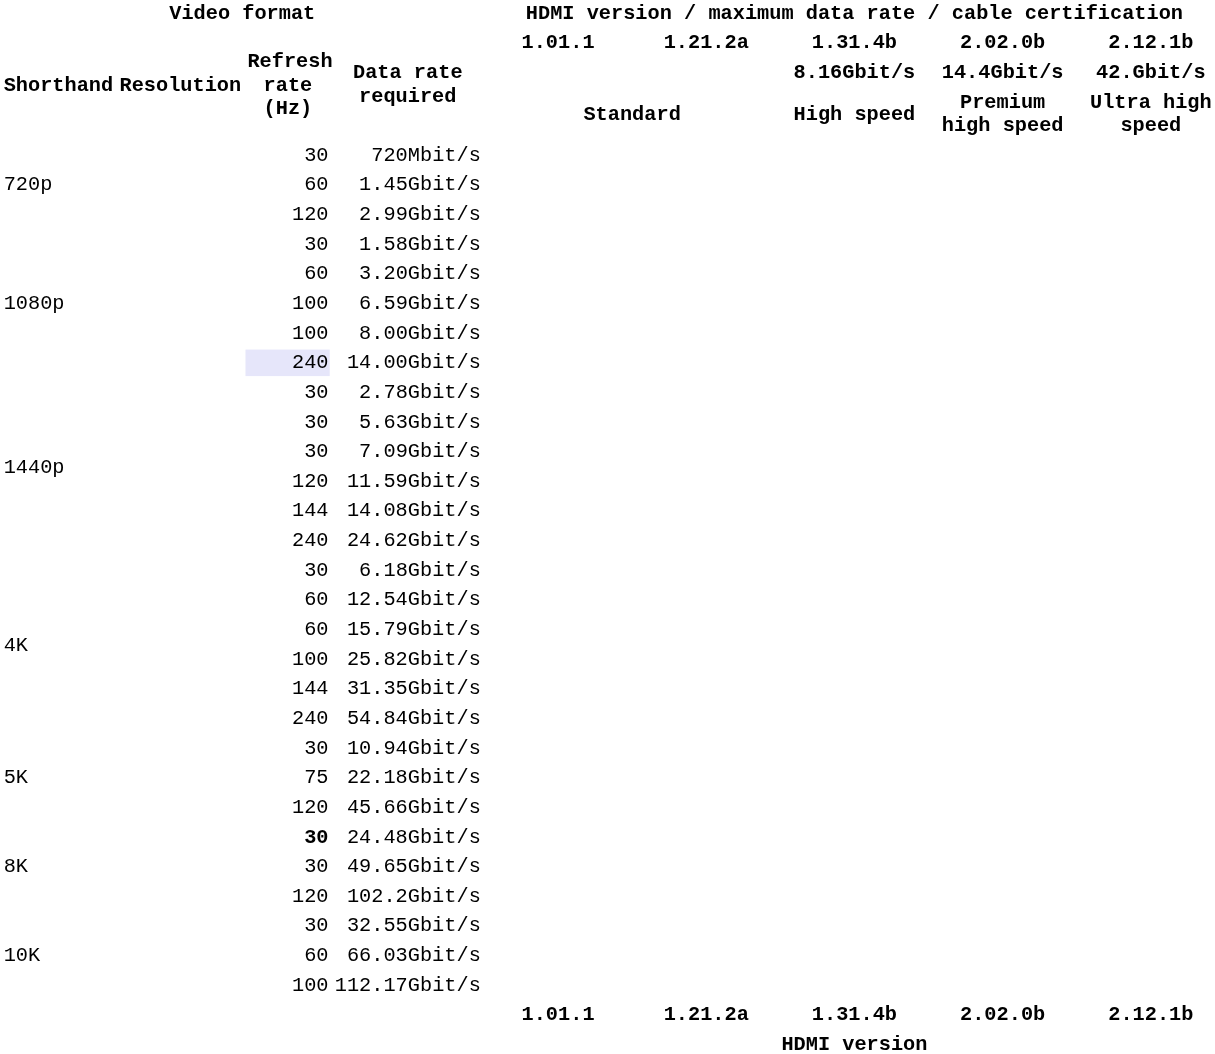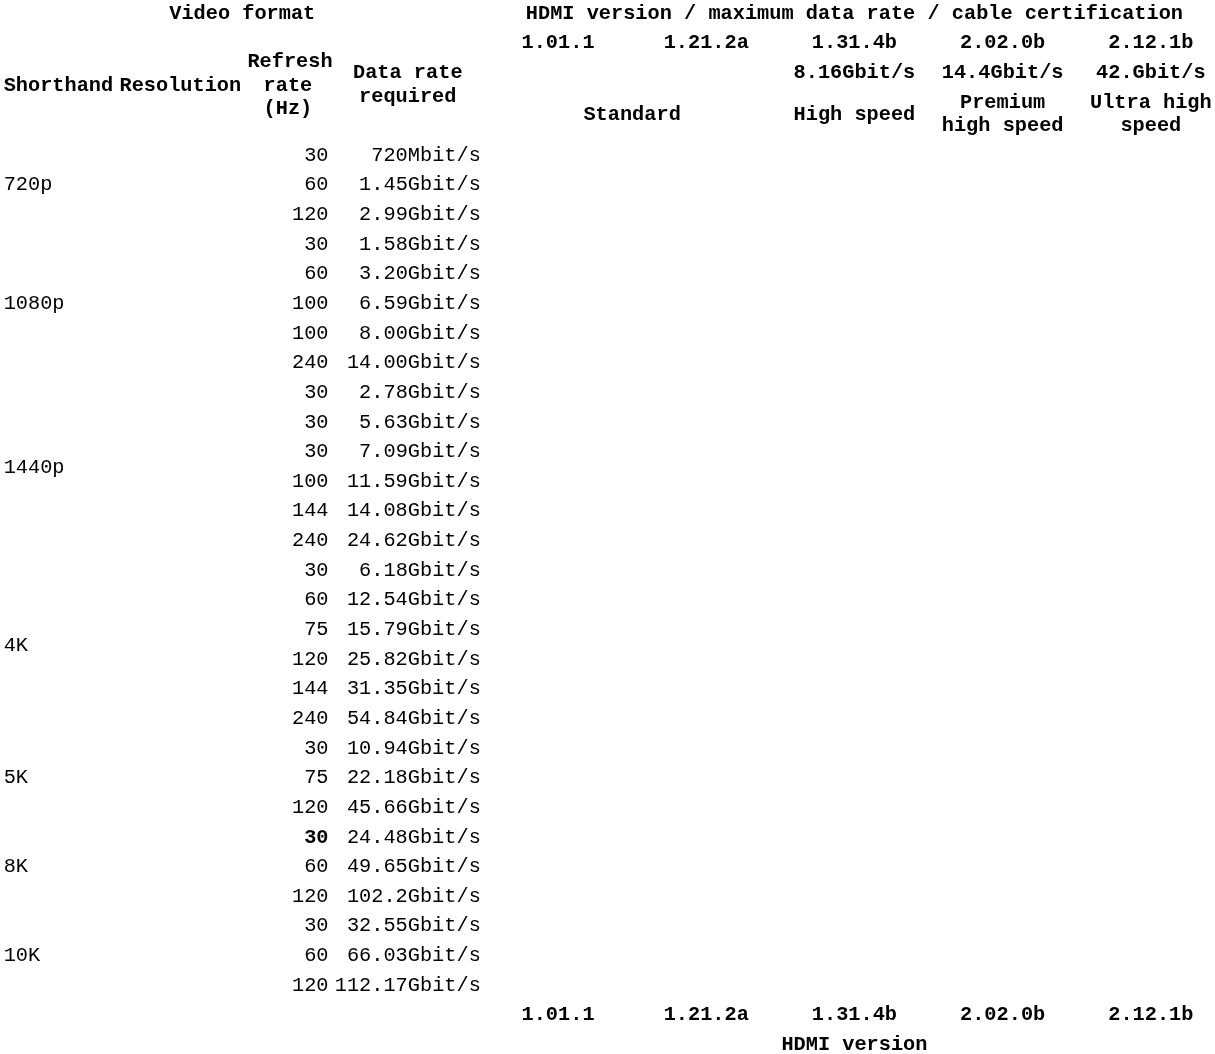(310, 363) lavender background -> (310, 363) no background
(310, 481) 120 -> (310, 481) 100
(316, 630) 60 -> (316, 630) 75
(310, 659) 100 -> (310, 659) 120
(316, 867) 30 -> (316, 867) 60
(310, 985) 100 -> (310, 985) 120
